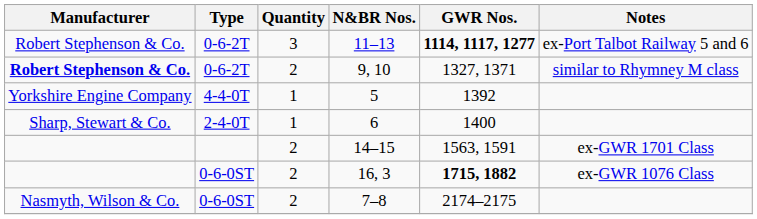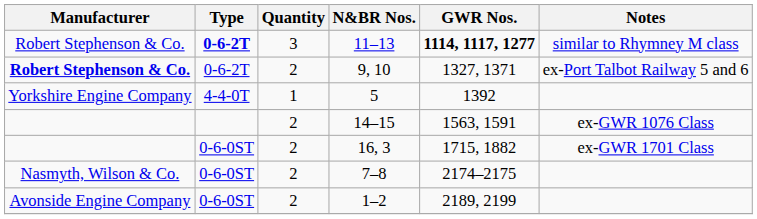(227, 43) normal -> (227, 43) bold
(646, 43) ex-Port Talbot Railway 5 and 6 -> (646, 43) similar to Rhymney M class
(646, 69) similar to Rhymney M class -> (646, 69) ex-Port Talbot Railway 5 and 6
- row: (374, 122)
(646, 148) ex-GWR 1701 Class -> (646, 122) ex-GWR 1076 Class
(479, 174) bold -> (479, 148) normal
(646, 174) ex-GWR 1076 Class -> (646, 148) ex-GWR 1701 Class
+ row: (374, 200)
